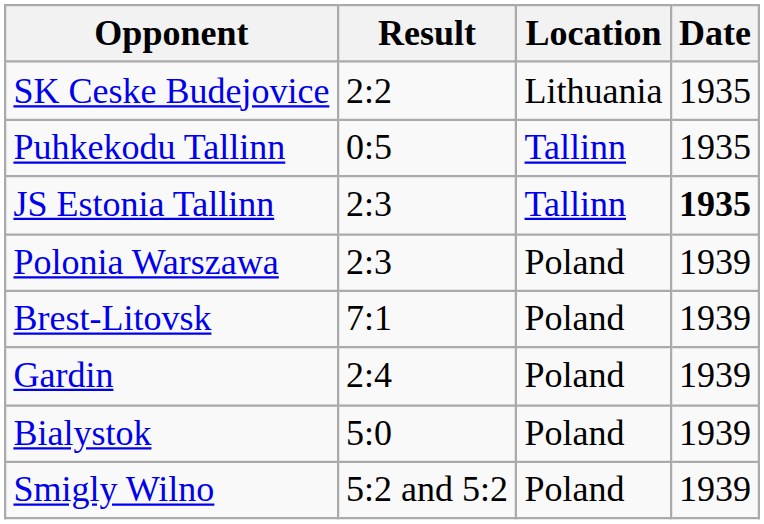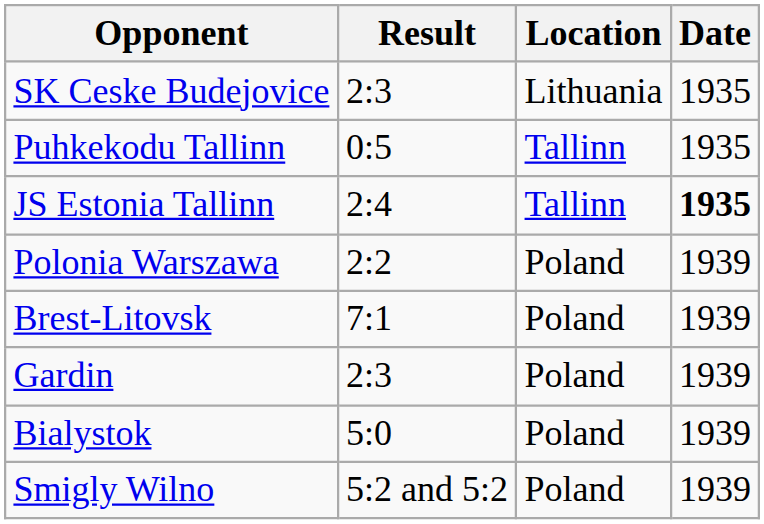(369, 90) 2:2 -> (369, 90) 2:3
(369, 204) 2:3 -> (369, 204) 2:4
(369, 261) 2:3 -> (369, 261) 2:2
(369, 375) 2:4 -> (369, 375) 2:3
